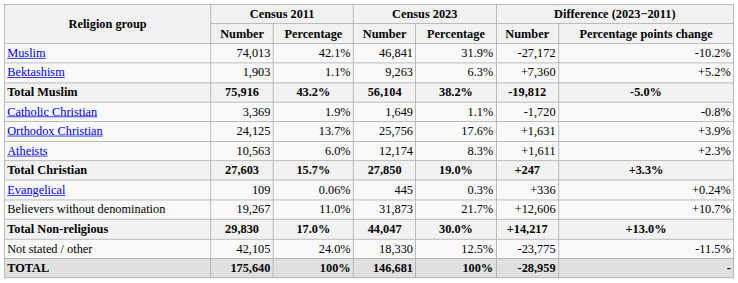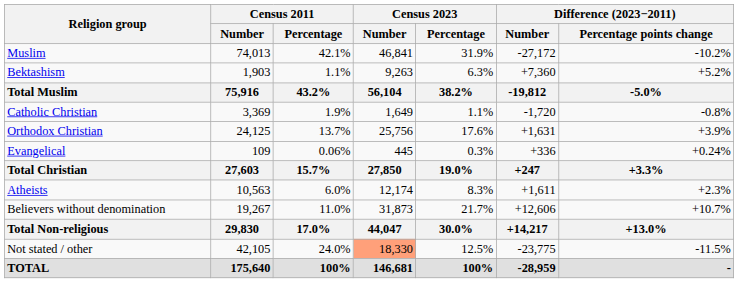rows swapped: (36, 190) <-> (27, 151)
(396, 248) no background -> (396, 248) lightsalmon background
